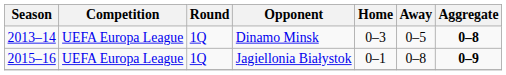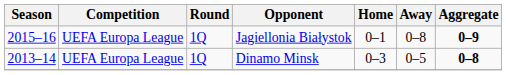rows swapped: (277, 37) <-> (294, 59)
